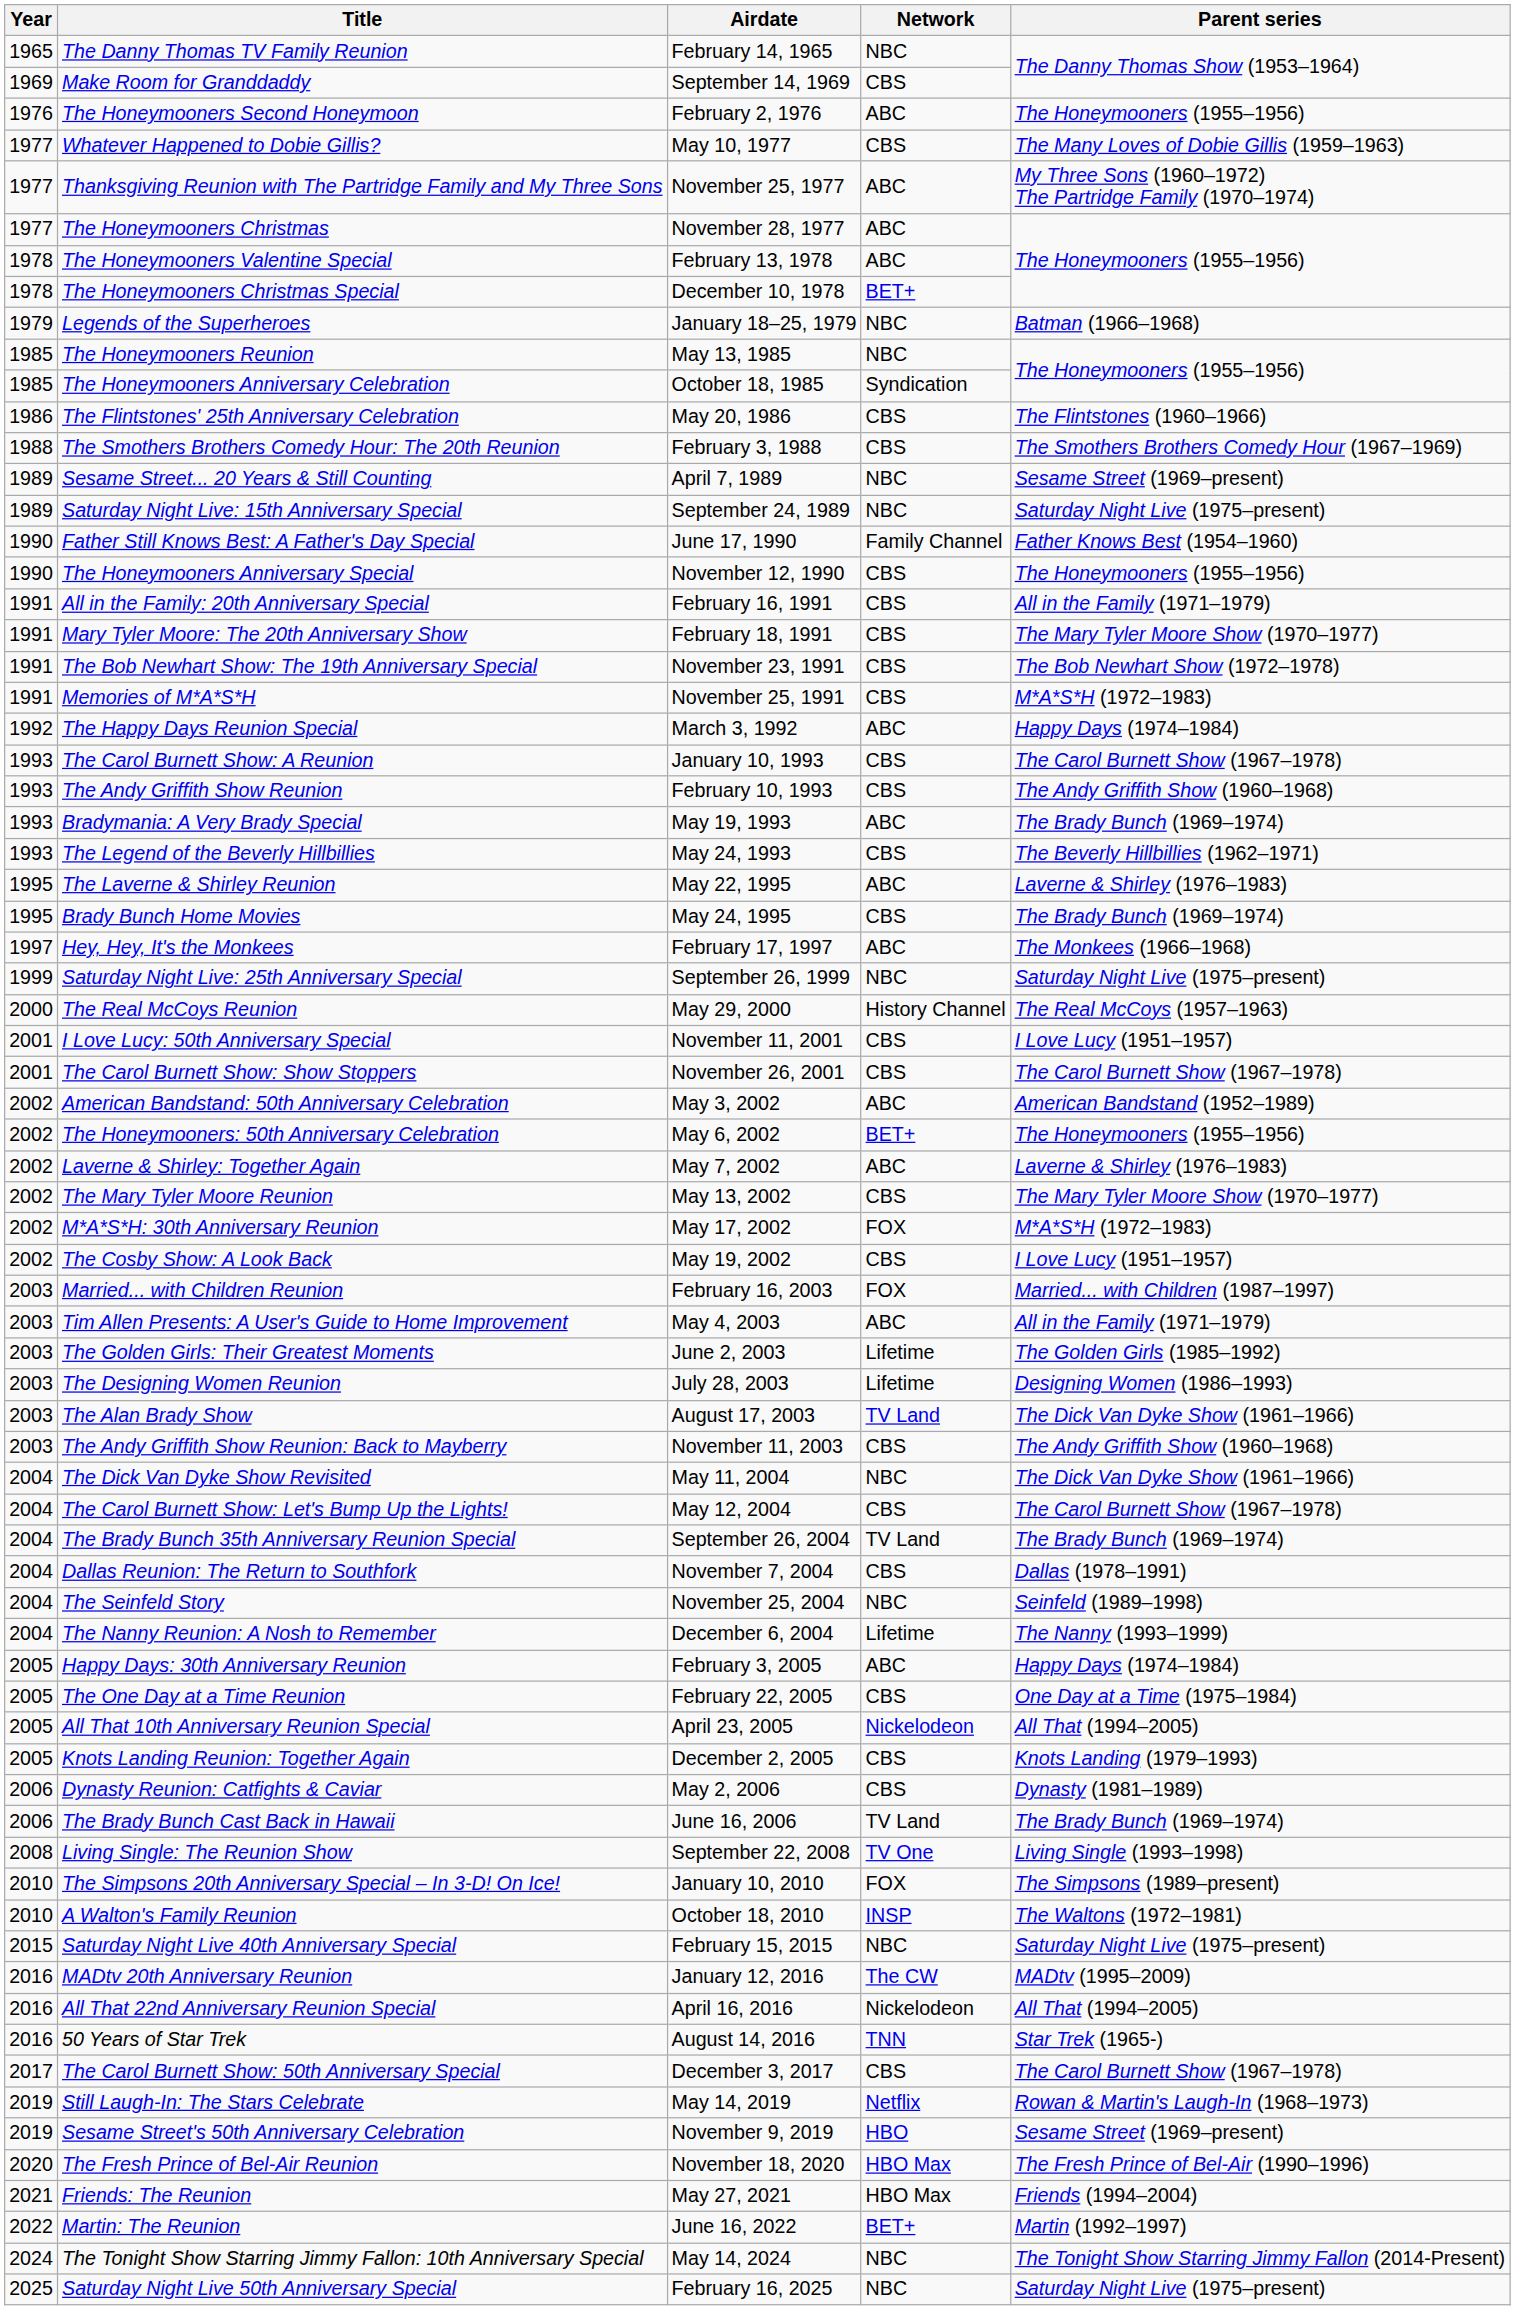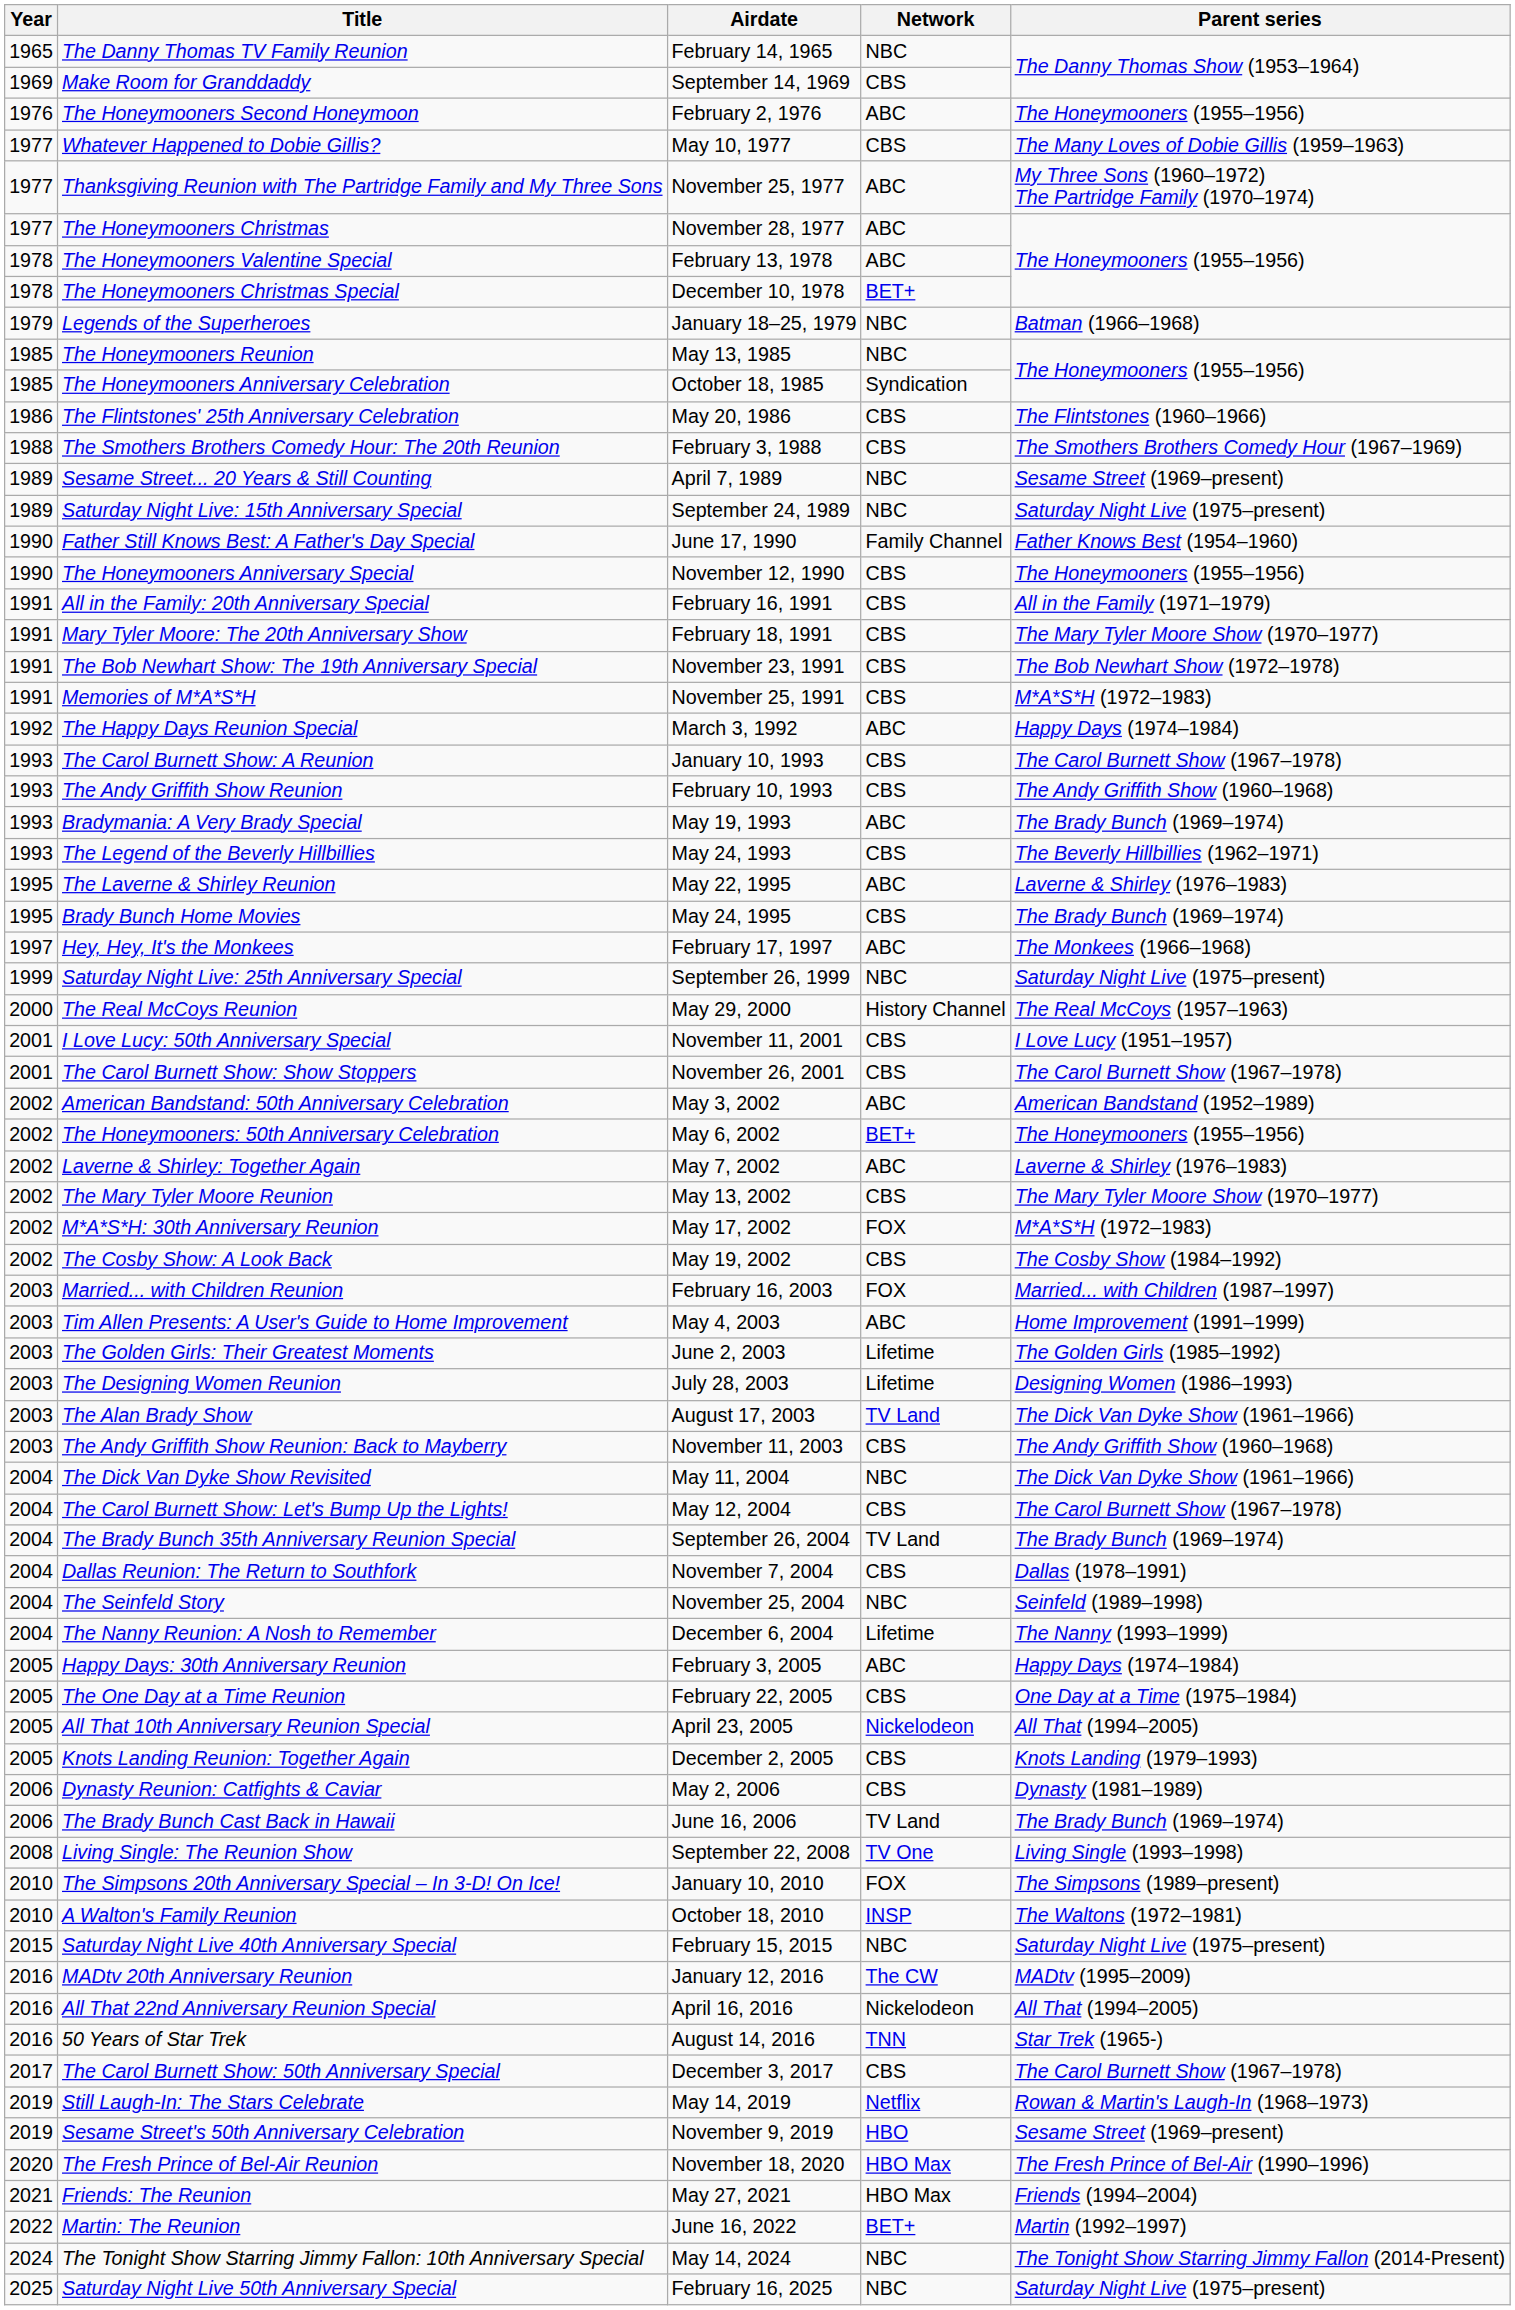(1124, 1259) I Love Lucy (1951–1957) -> (1148, 1259) The Cosby Show (1984–1992)
(1143, 1321) All in the Family (1971–1979) -> (1160, 1321) Home Improvement (1991–1999)
